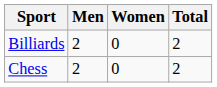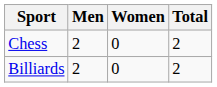rows swapped: (28, 69) <-> (36, 43)
